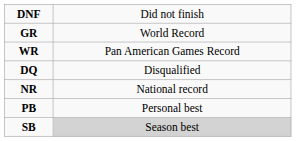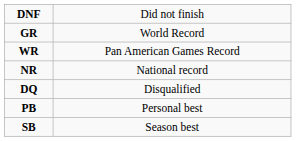rows swapped: (29, 70) <-> (29, 89)
(172, 126) lightgrey background -> (172, 126) no background
